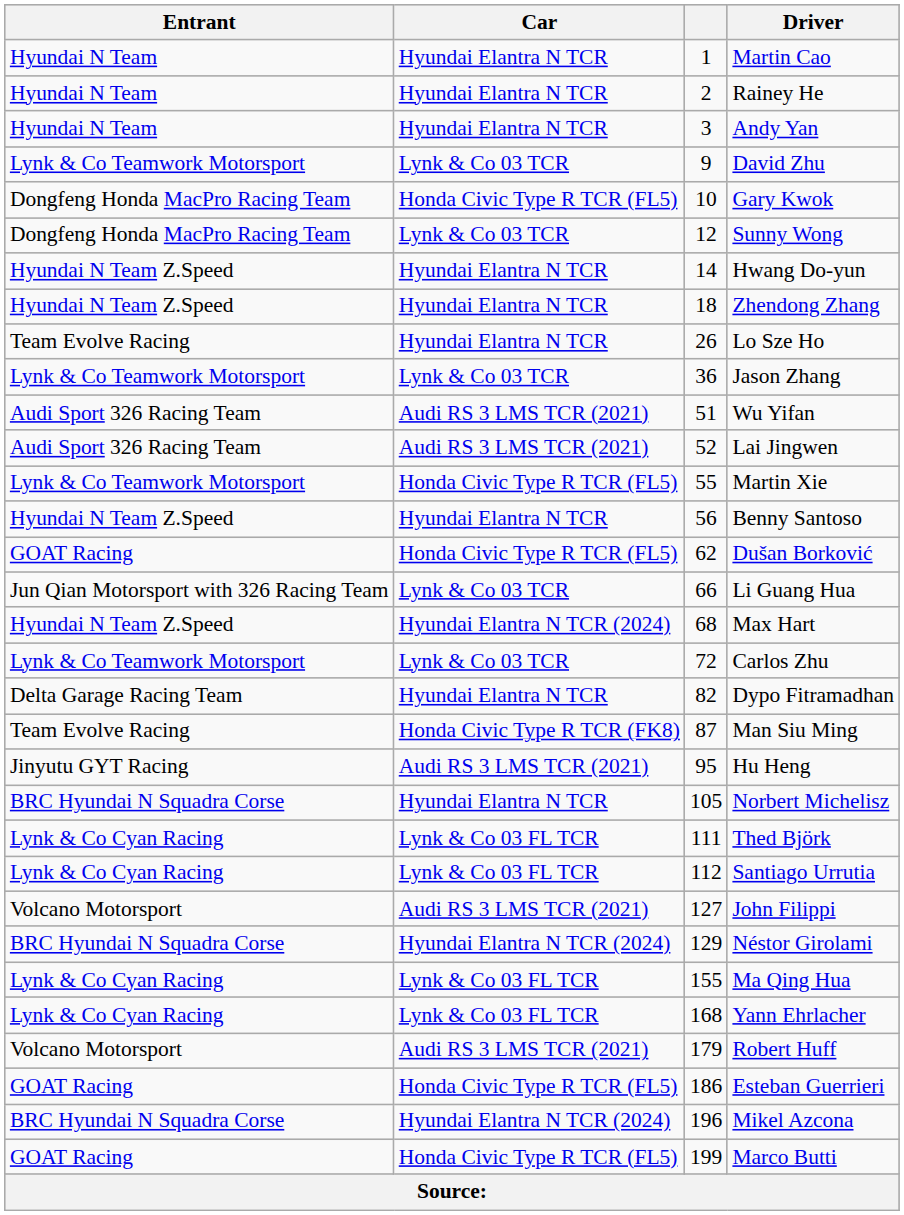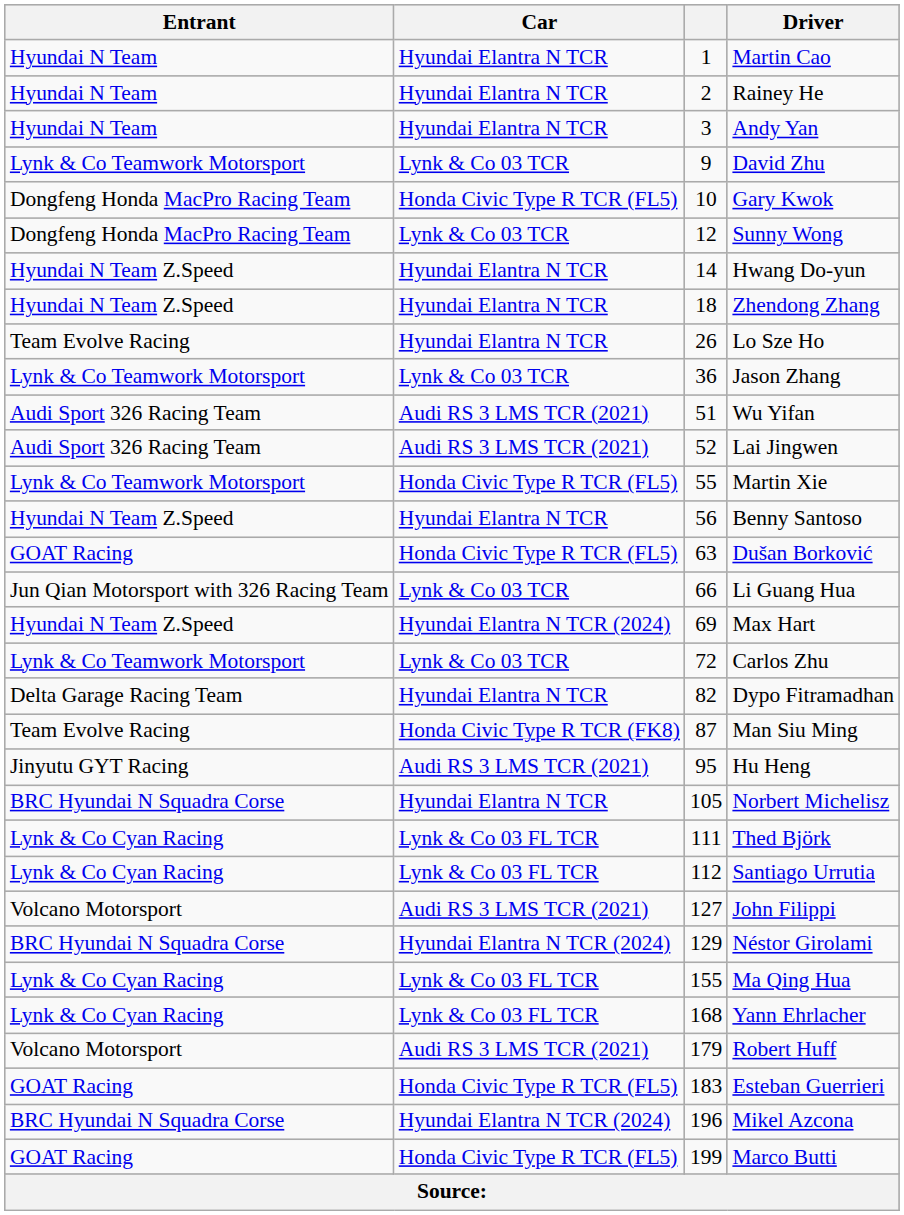(706, 553) 62 -> (706, 553) 63
(706, 624) 68 -> (706, 624) 69
(706, 1085) 186 -> (706, 1085) 183
